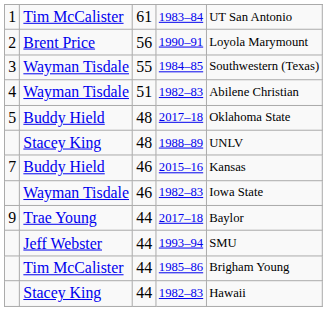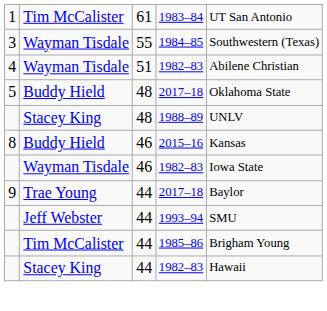- row: (144, 42)
(12, 167) 7 -> (12, 142) 8
